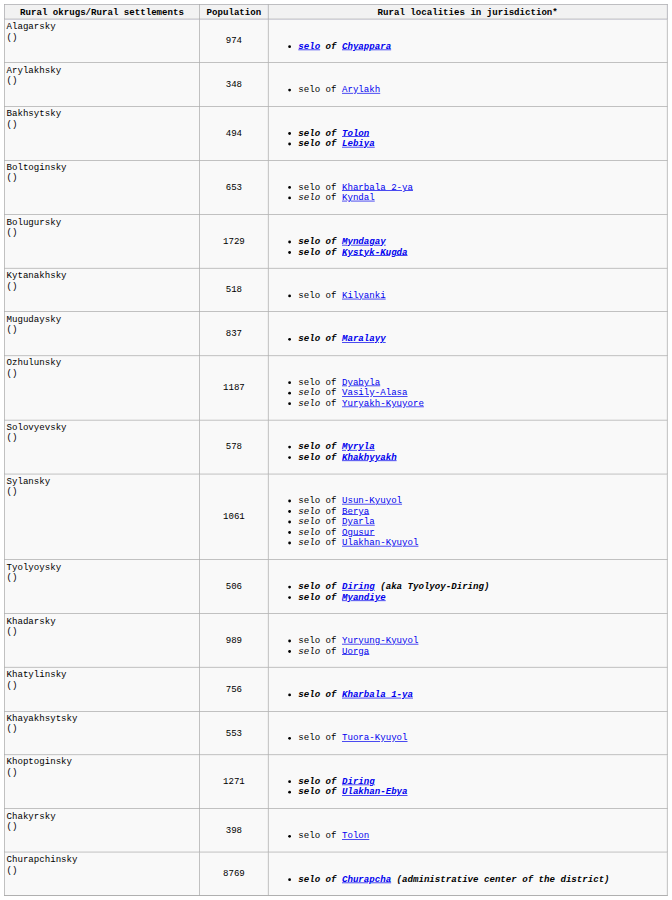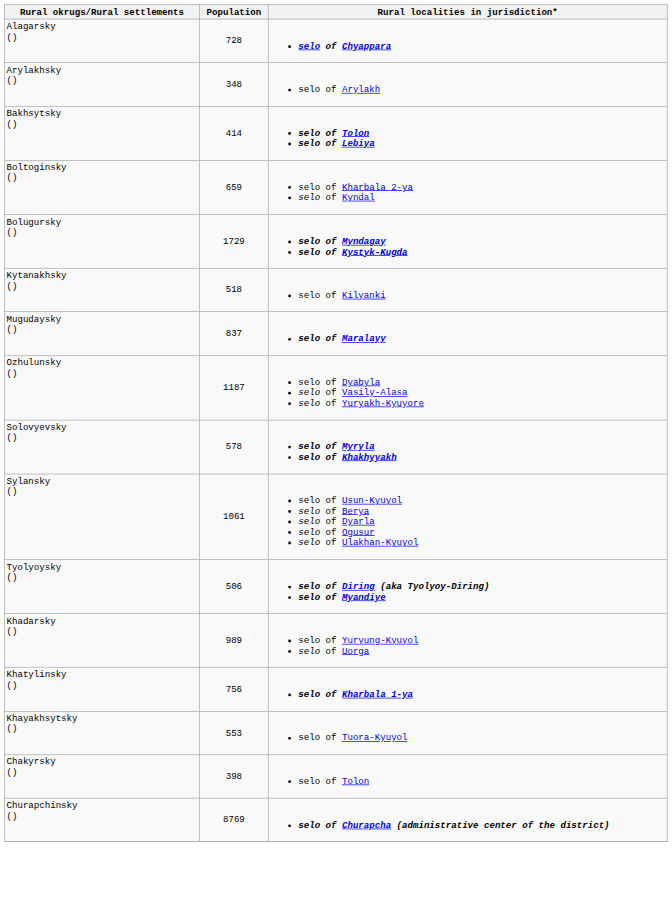(234, 41) 974 -> (234, 41) 728
(234, 133) 494 -> (234, 133) 414
(234, 187) 653 -> (234, 187) 659
- row: (39, 767)
